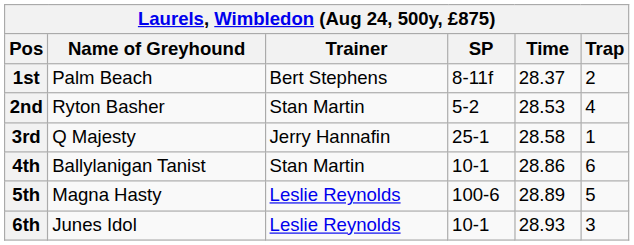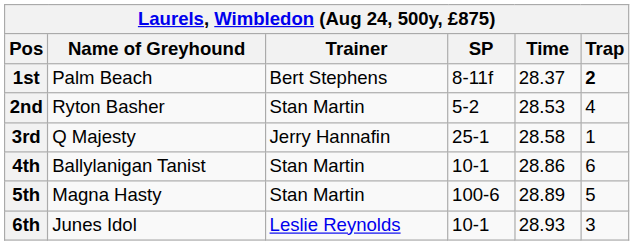(590, 78) normal -> (590, 78) bold
(335, 195) Leslie Reynolds -> (317, 195) Stan Martin
